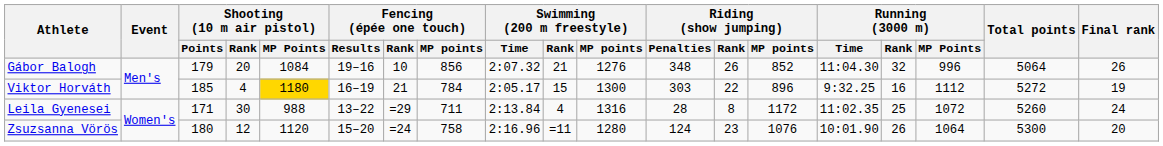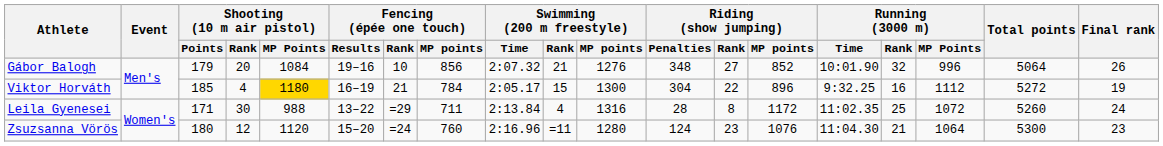(731, 68) 26 -> (731, 68) 27
(849, 68) 11:04.30 -> (849, 68) 10:01.90
(680, 89) 303 -> (680, 89) 304
(451, 130) 758 -> (451, 130) 760
(849, 130) 10:01.90 -> (849, 130) 11:04.30
(899, 130) 26 -> (899, 130) 21
(1118, 130) 20 -> (1118, 130) 23
